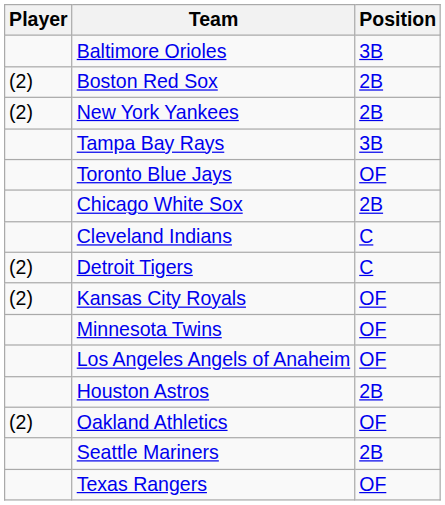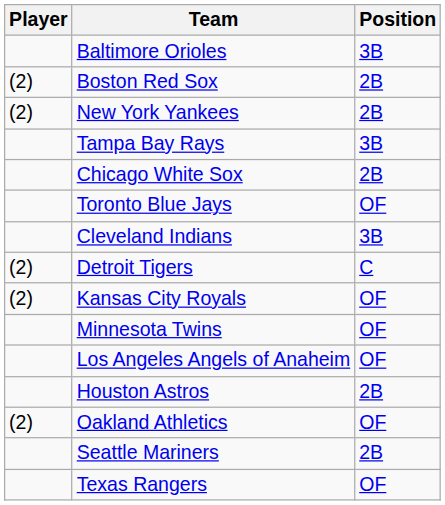rows swapped: (154, 174) <-> (160, 205)
(366, 236) C -> (371, 236) 3B
